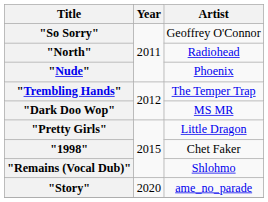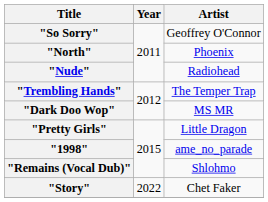(214, 52) Radiohead -> (214, 52) Phoenix
(214, 71) Phoenix -> (214, 71) Radiohead
(214, 149) Chet Faker -> (214, 149) ame_no_parade
(149, 187) 2020 -> (149, 187) 2022
(214, 187) ame_no_parade -> (214, 187) Chet Faker
